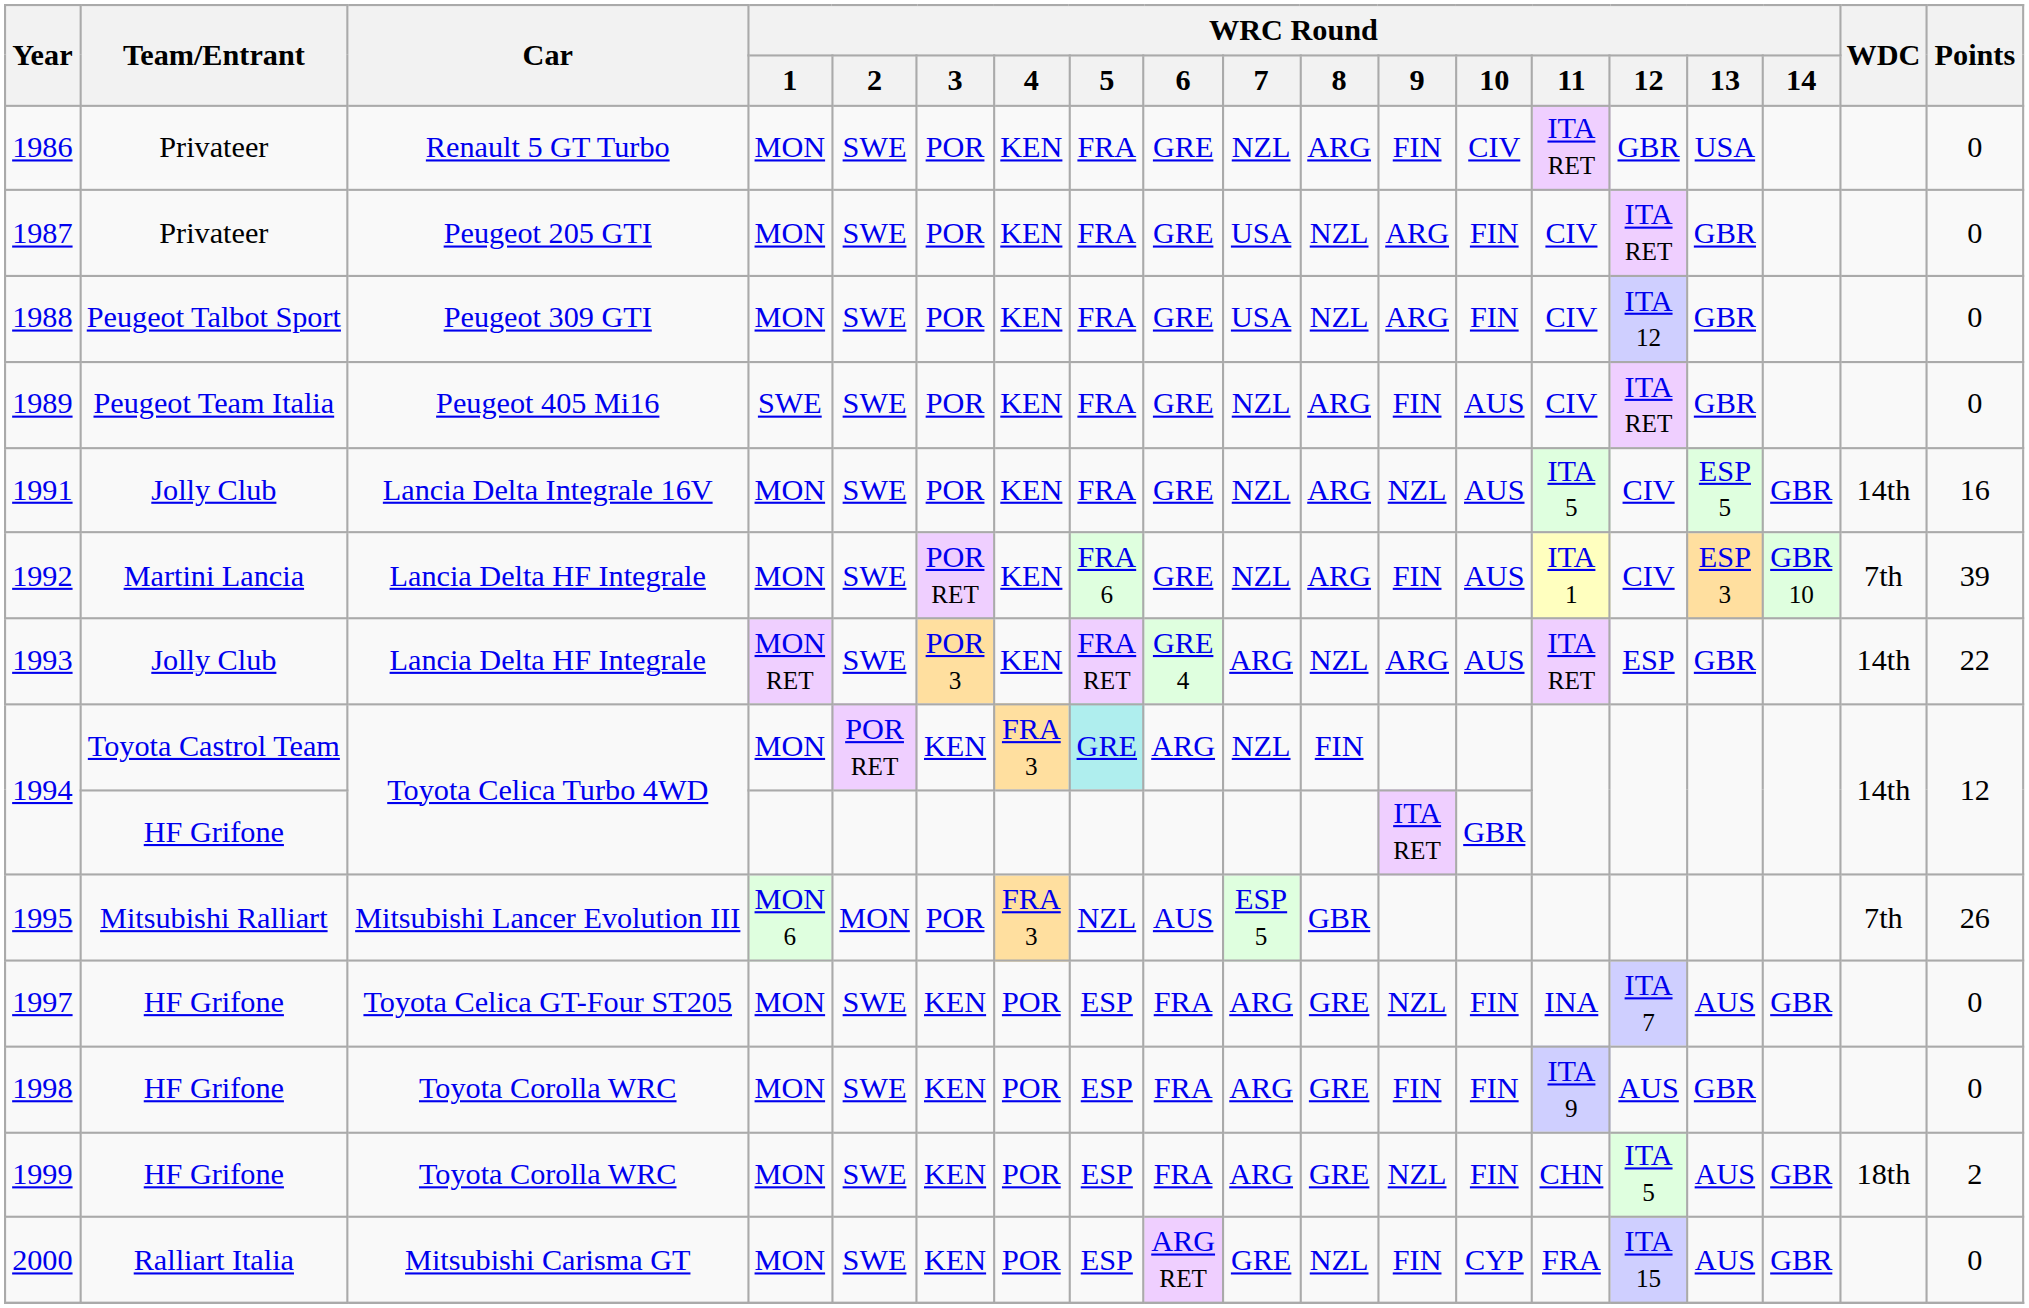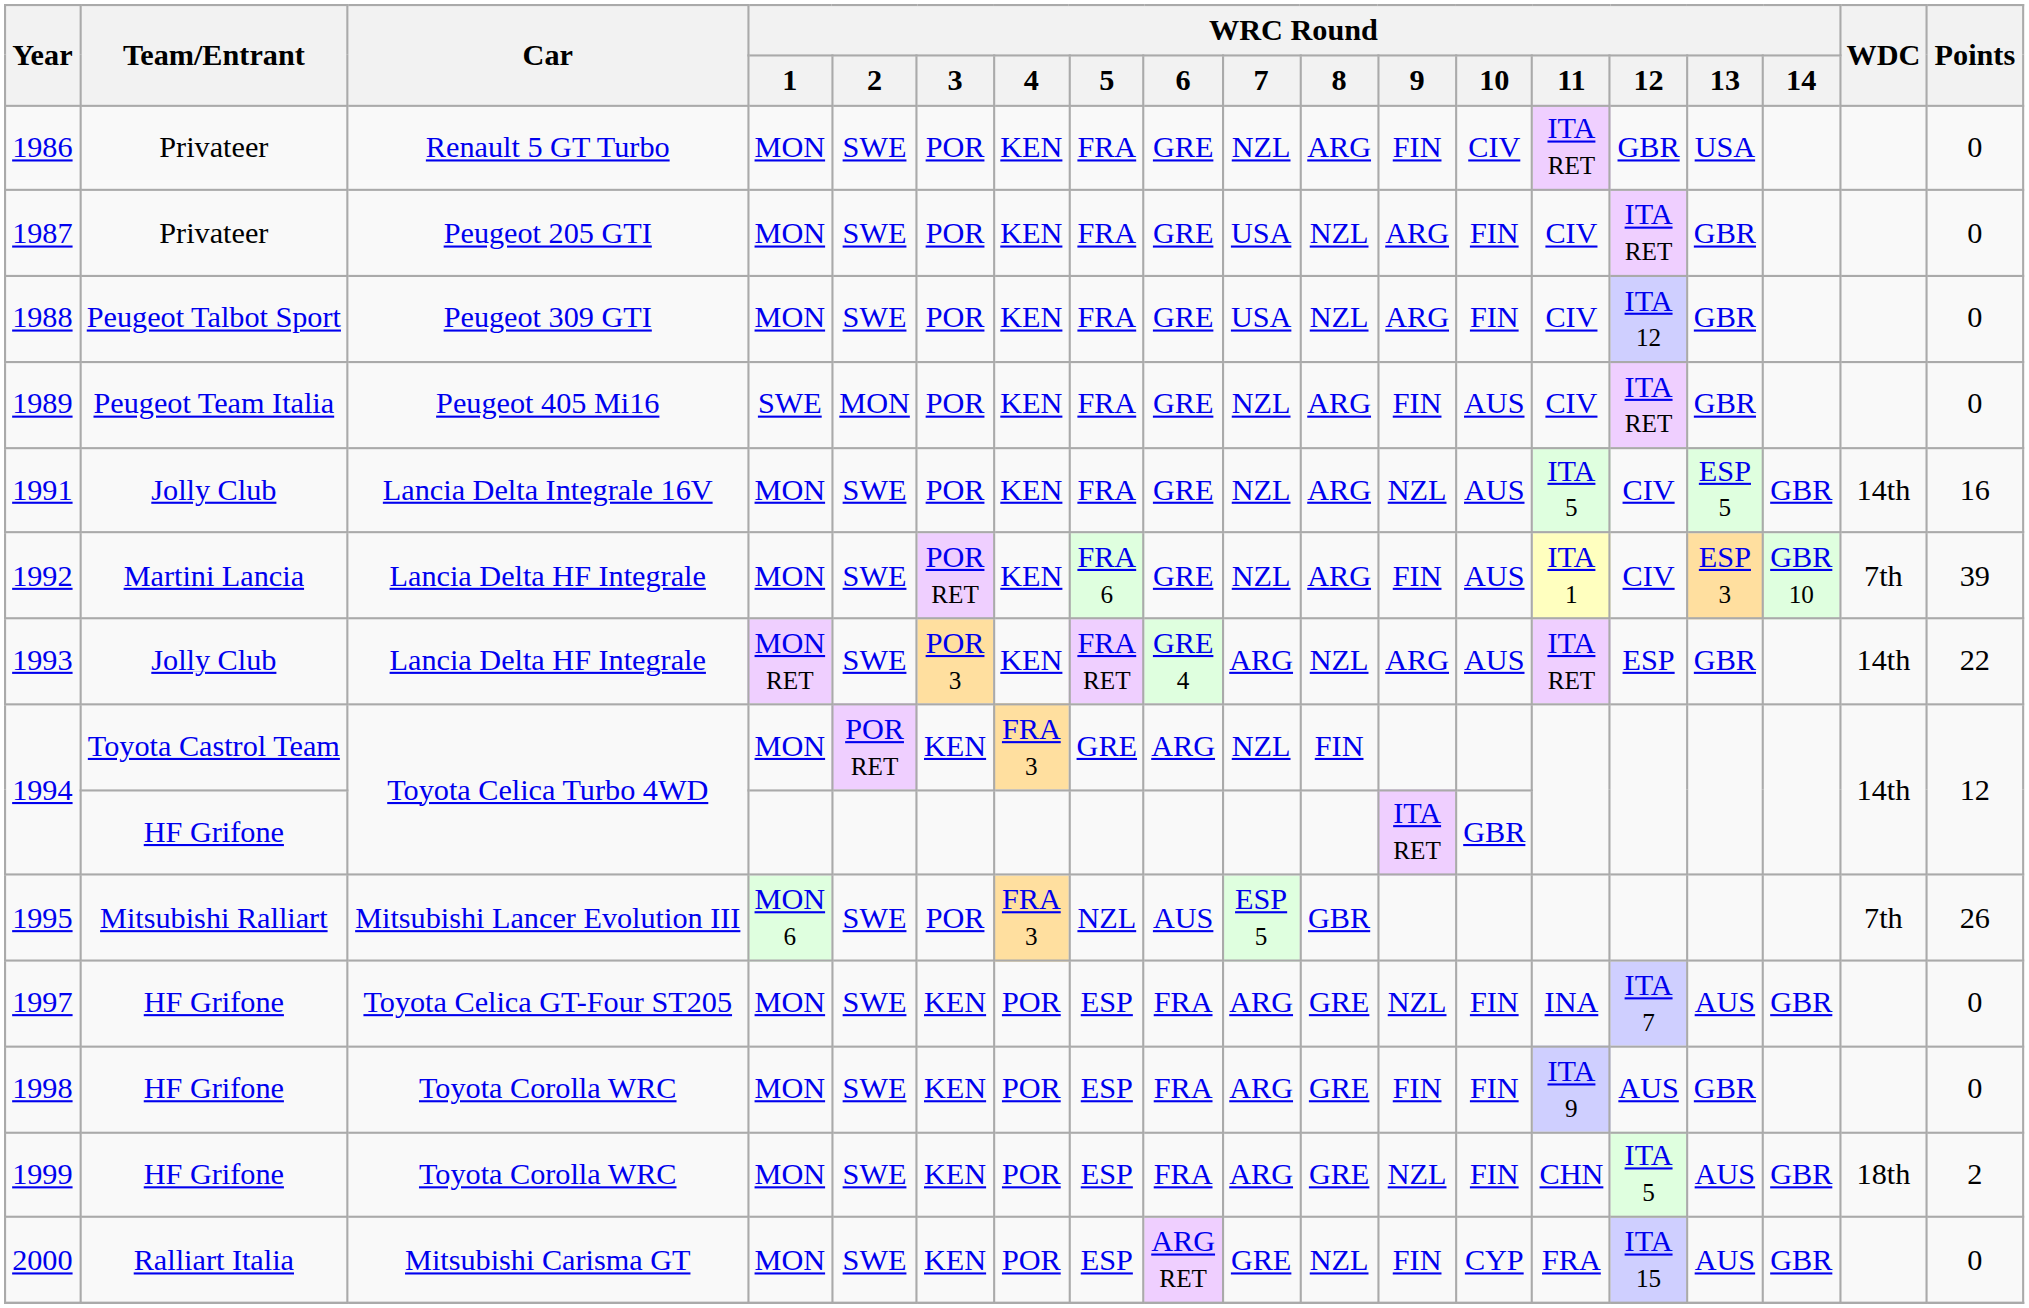(875, 404) SWE -> (875, 404) MON
(1107, 746) paleturquoise background -> (1107, 746) no background
(875, 917) MON -> (875, 917) SWE
